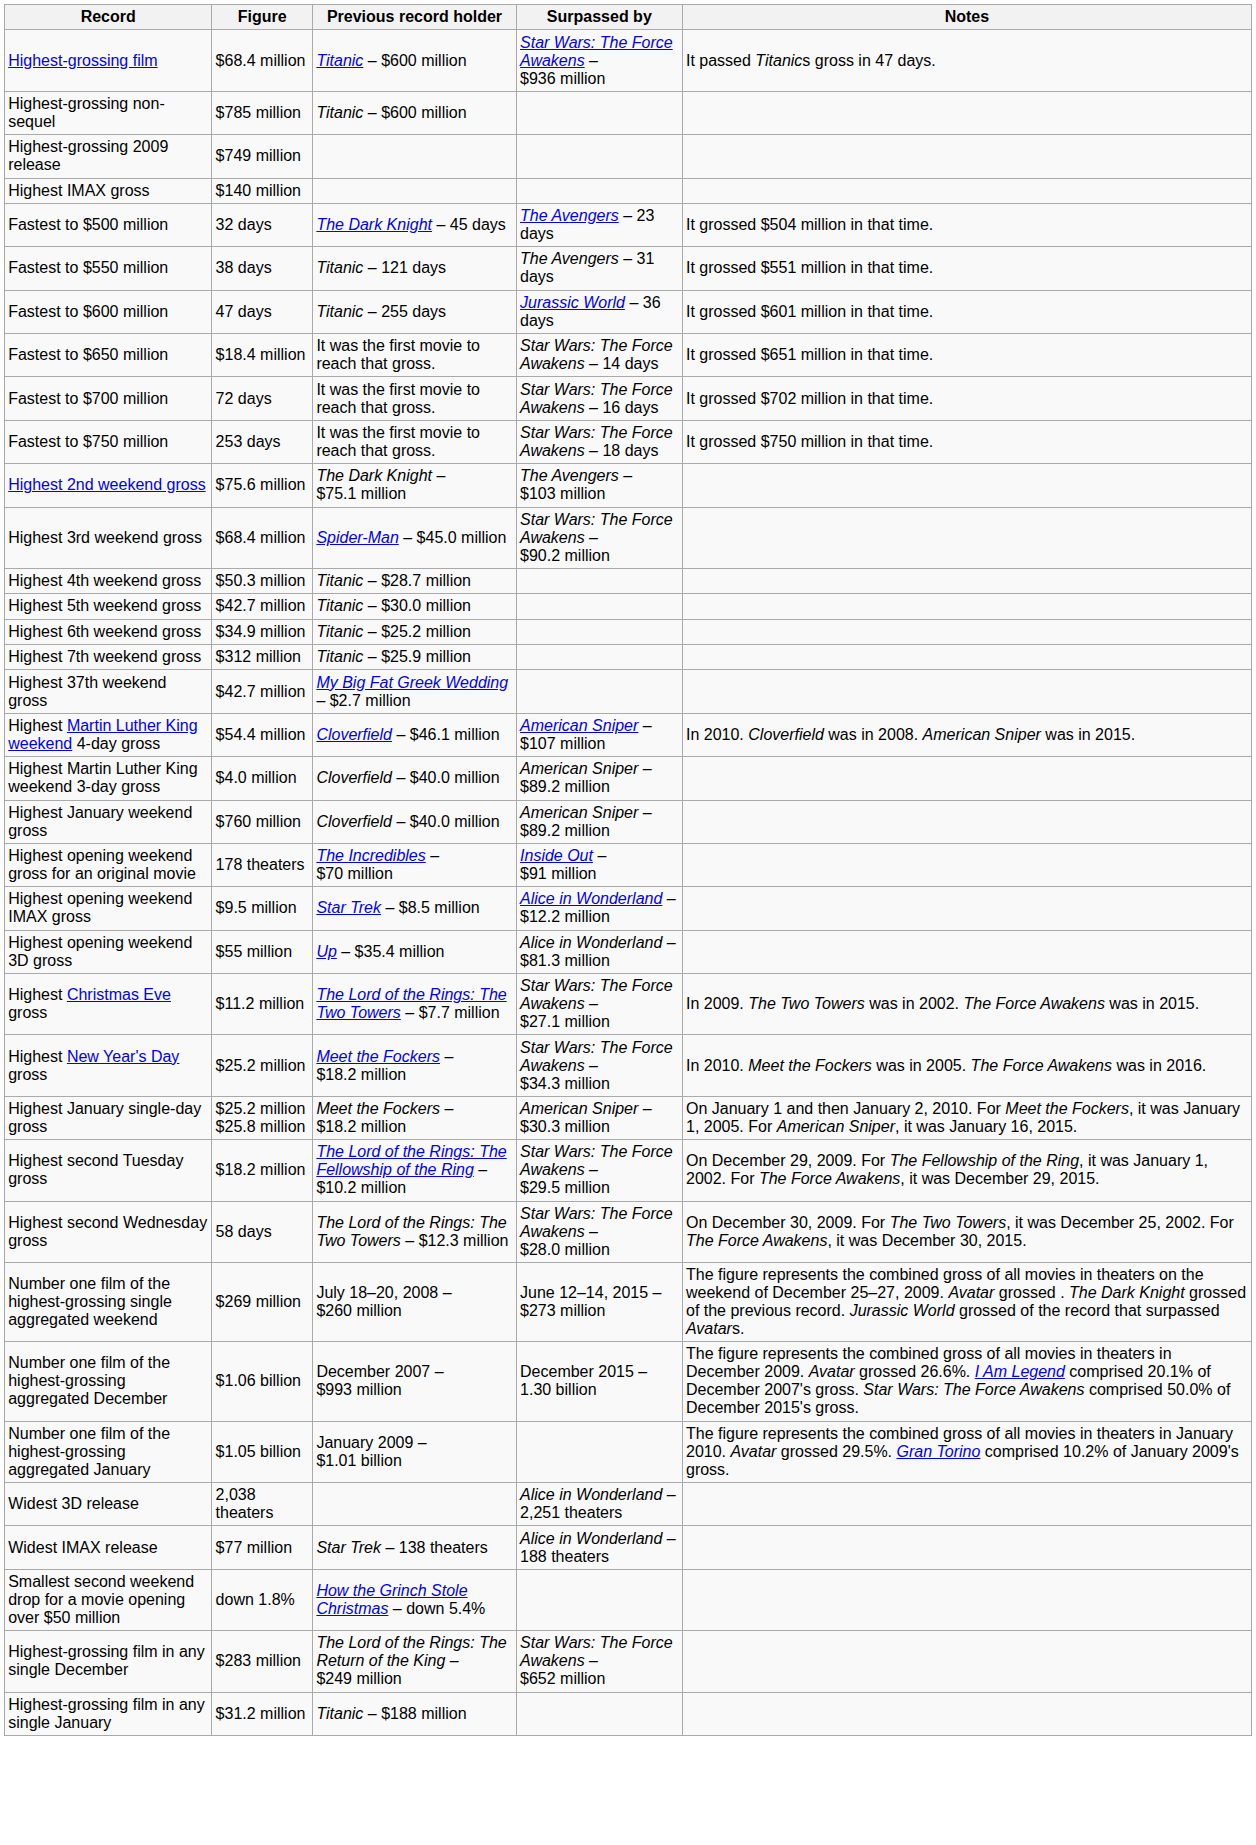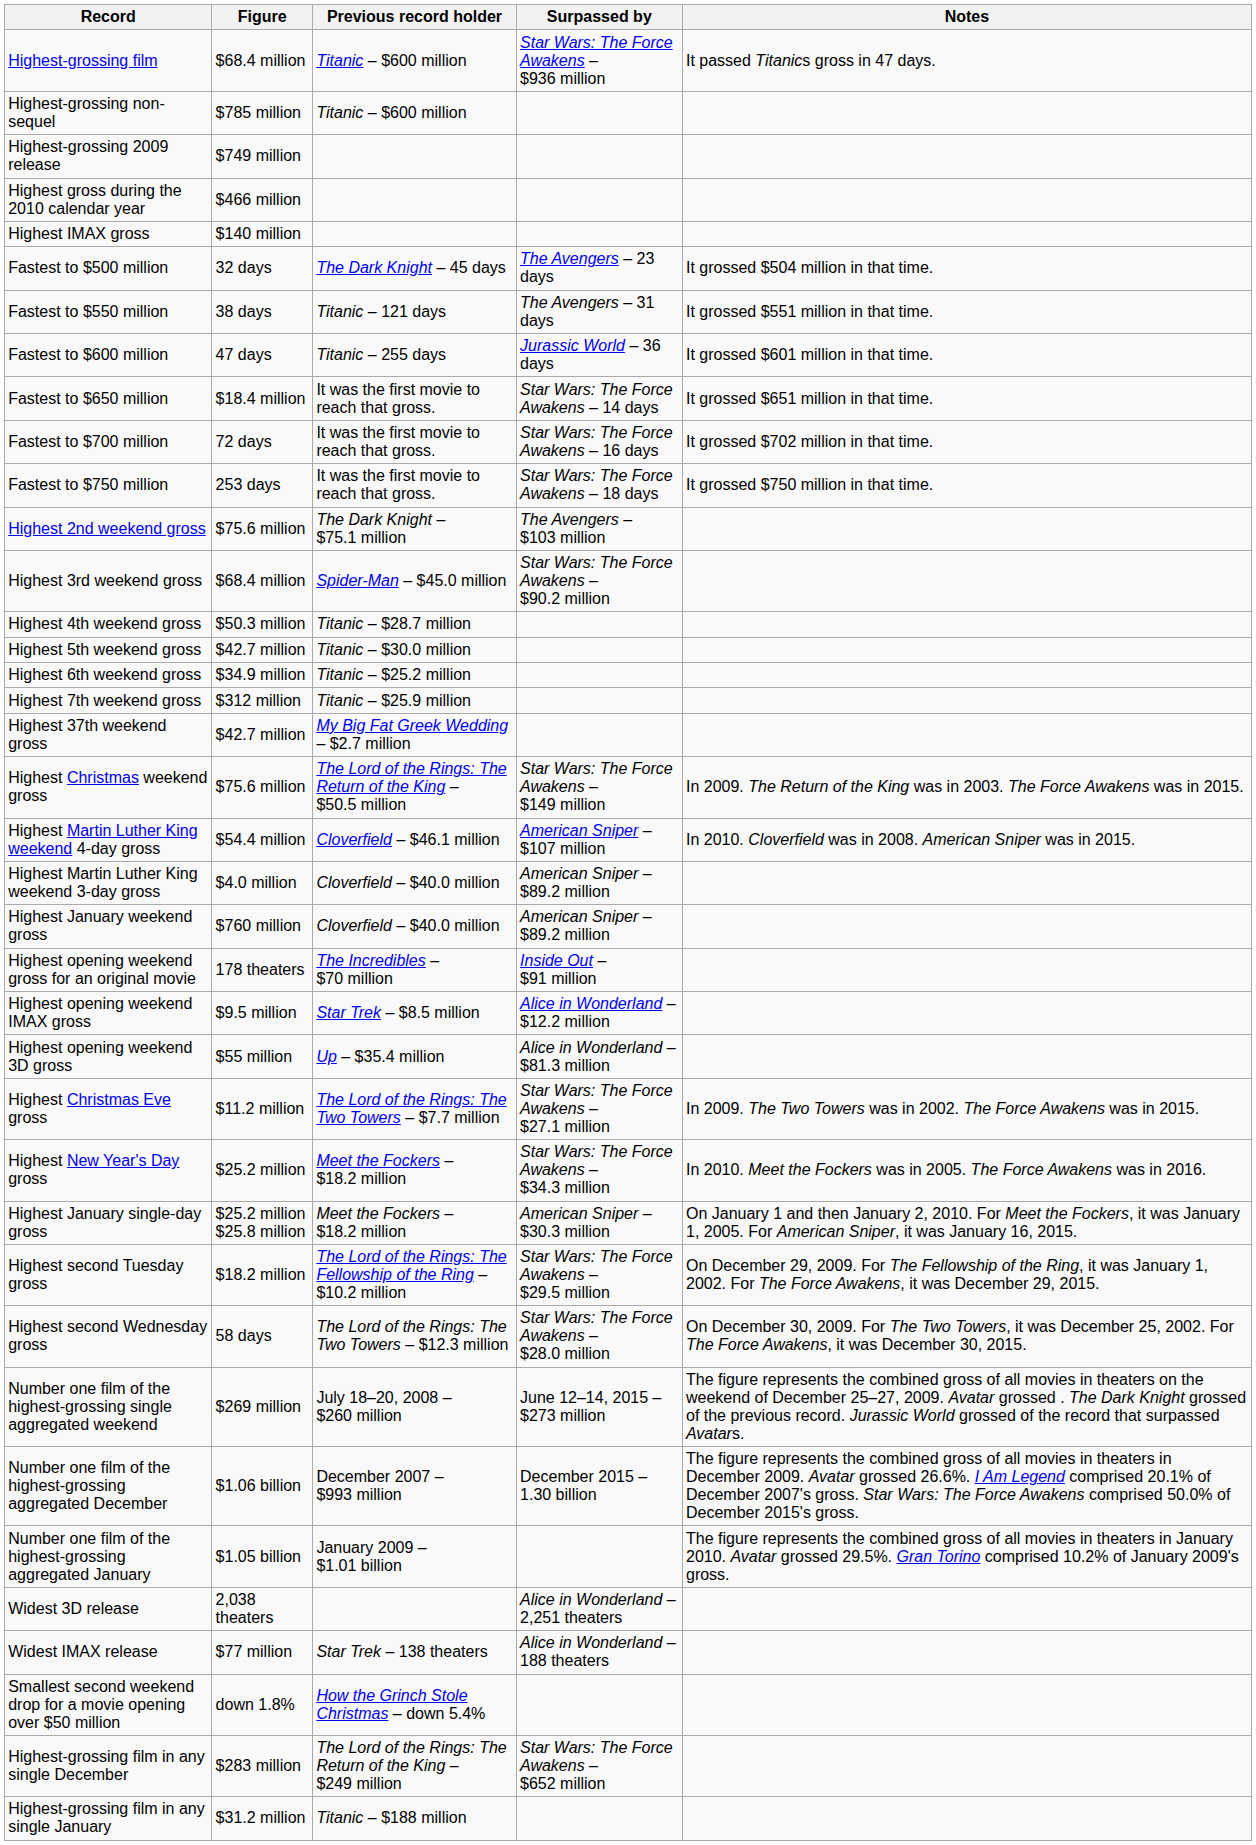+ row: (95, 199)
+ row: (108, 787)
